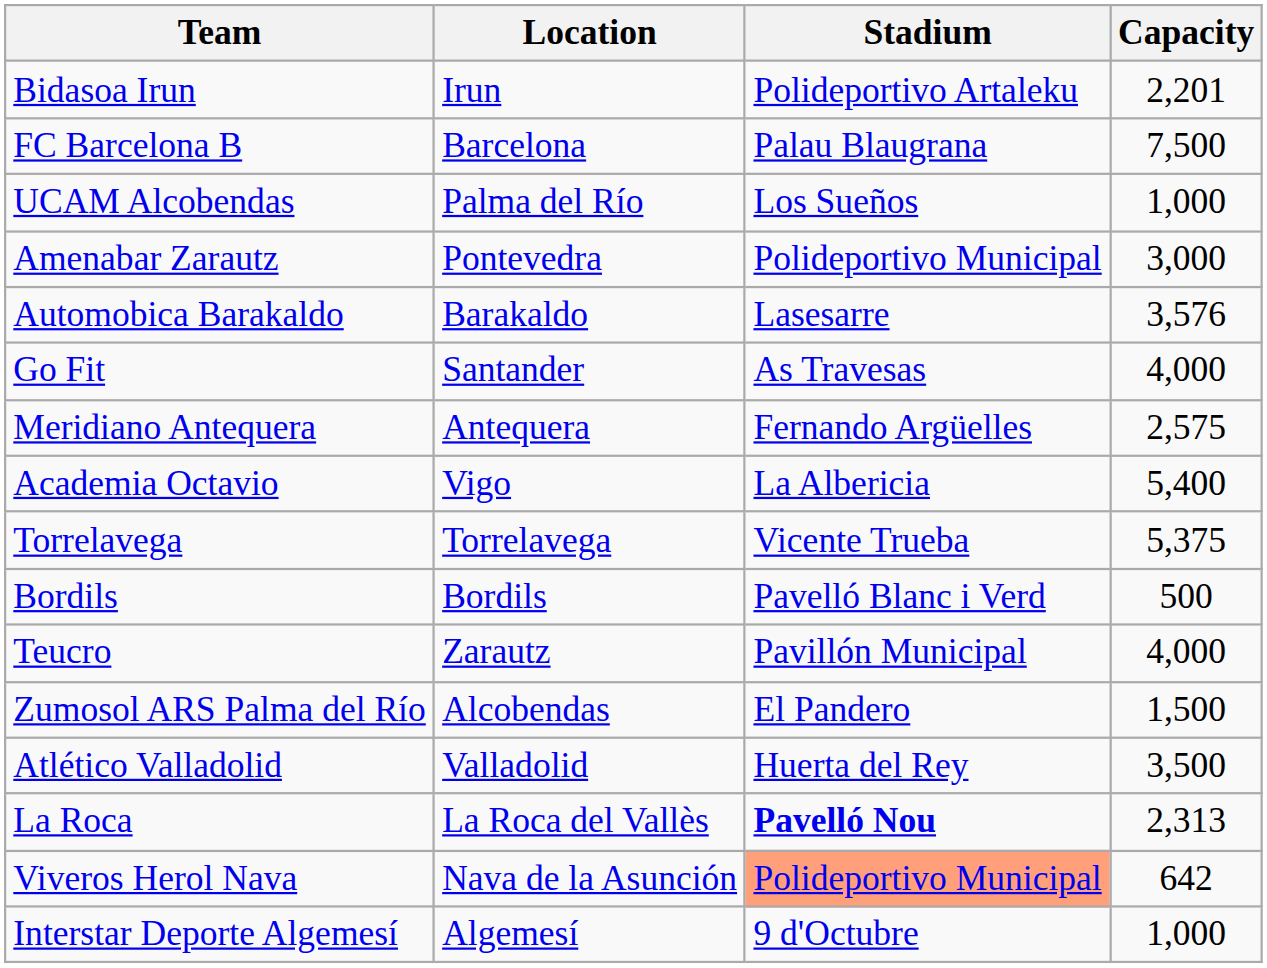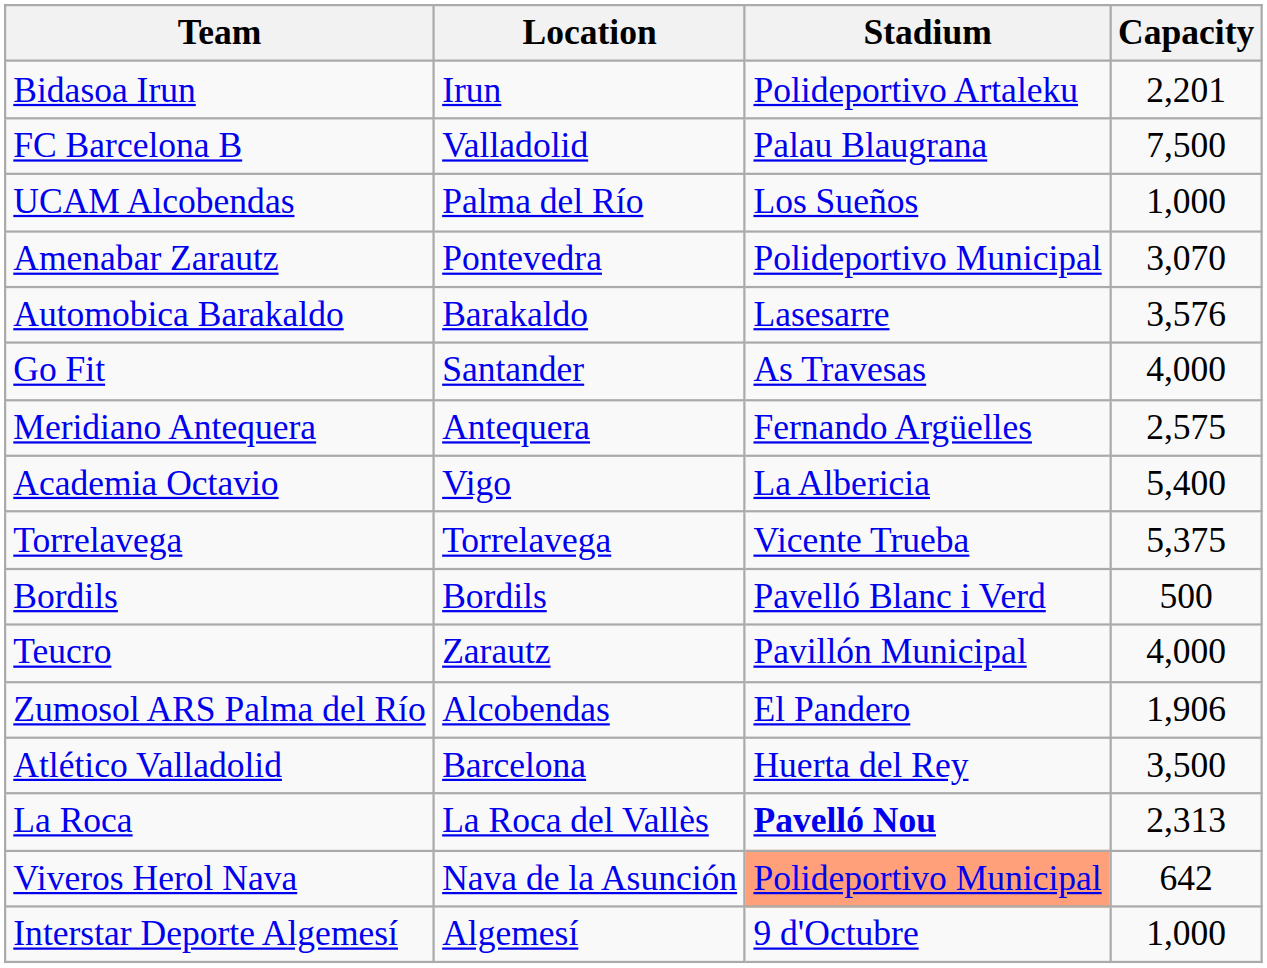(514, 145) Barcelona -> (515, 145) Valladolid
(1186, 257) 3,000 -> (1186, 257) 3,070
(1186, 708) 1,500 -> (1186, 708) 1,906
(515, 764) Valladolid -> (514, 764) Barcelona
